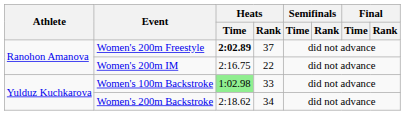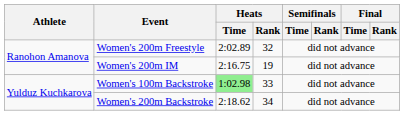(235, 48) bold -> (234, 48) normal
(268, 48) 37 -> (268, 48) 32
(268, 66) 22 -> (268, 66) 19
